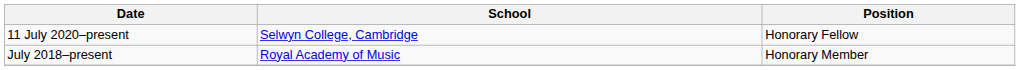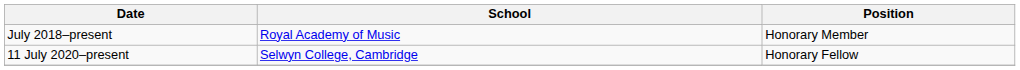rows swapped: (60, 55) <-> (68, 34)
